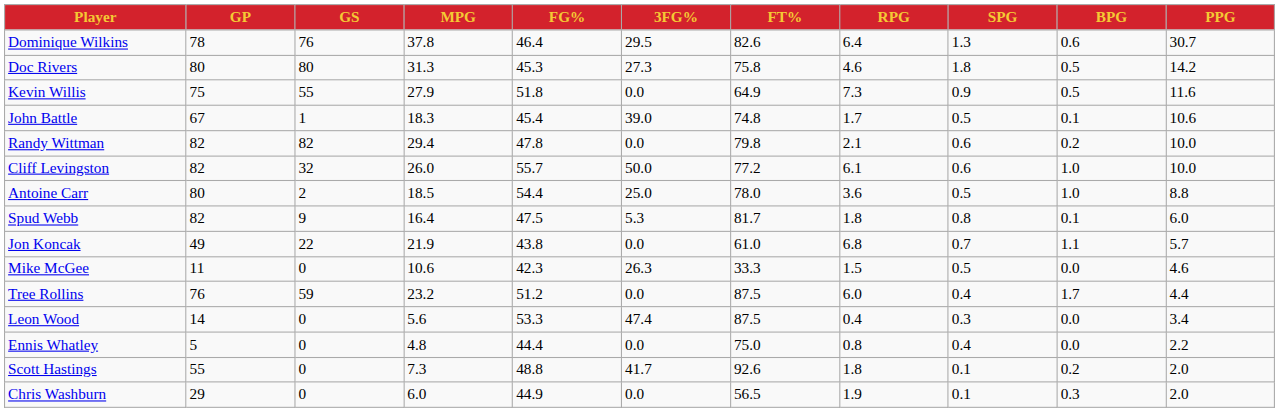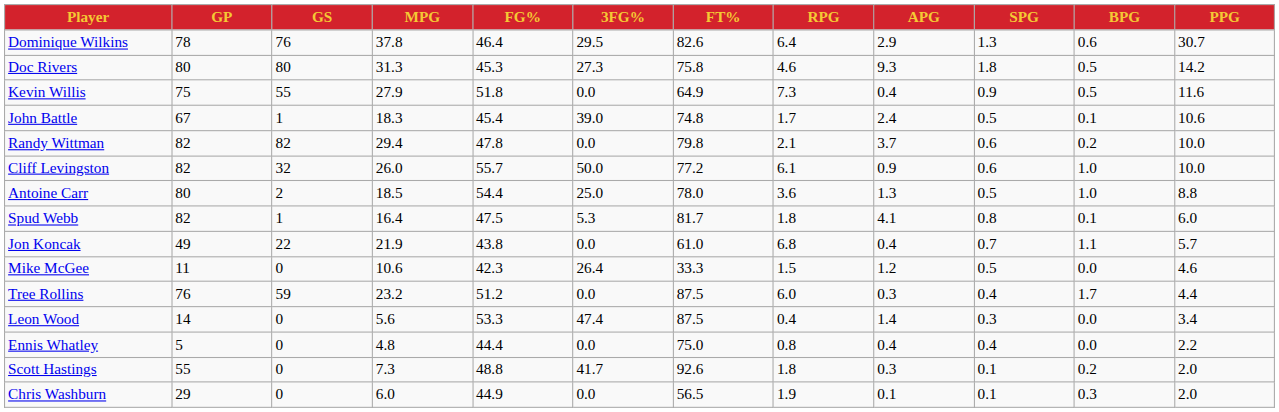+ column: (924, 17)
(302, 218) 9 -> (279, 218) 1
(638, 269) 26.3 -> (590, 269) 26.4
